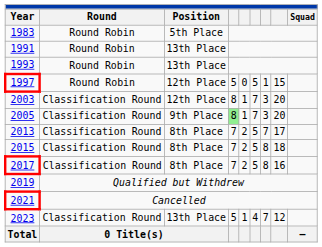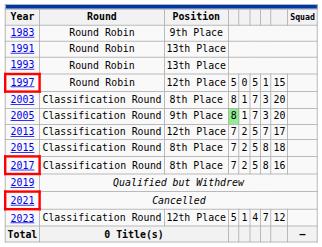(196, 33) 5th Place -> (196, 33) 9th Place
(196, 100) 12th Place -> (196, 100) 8th Place
(196, 132) 8th Place -> (196, 132) 12th Place
(196, 218) 13th Place -> (196, 218) 12th Place
